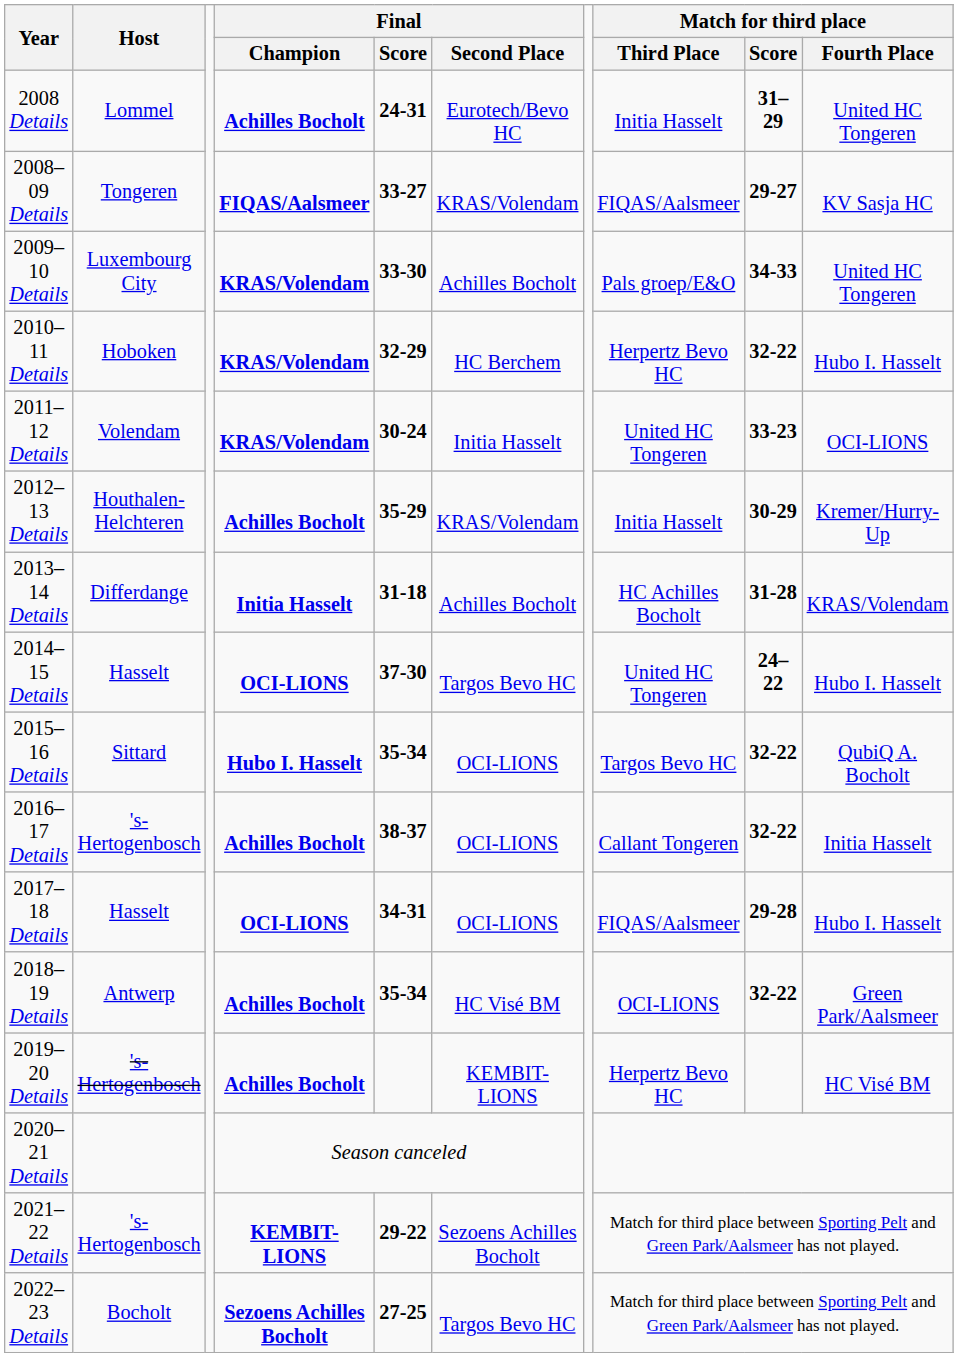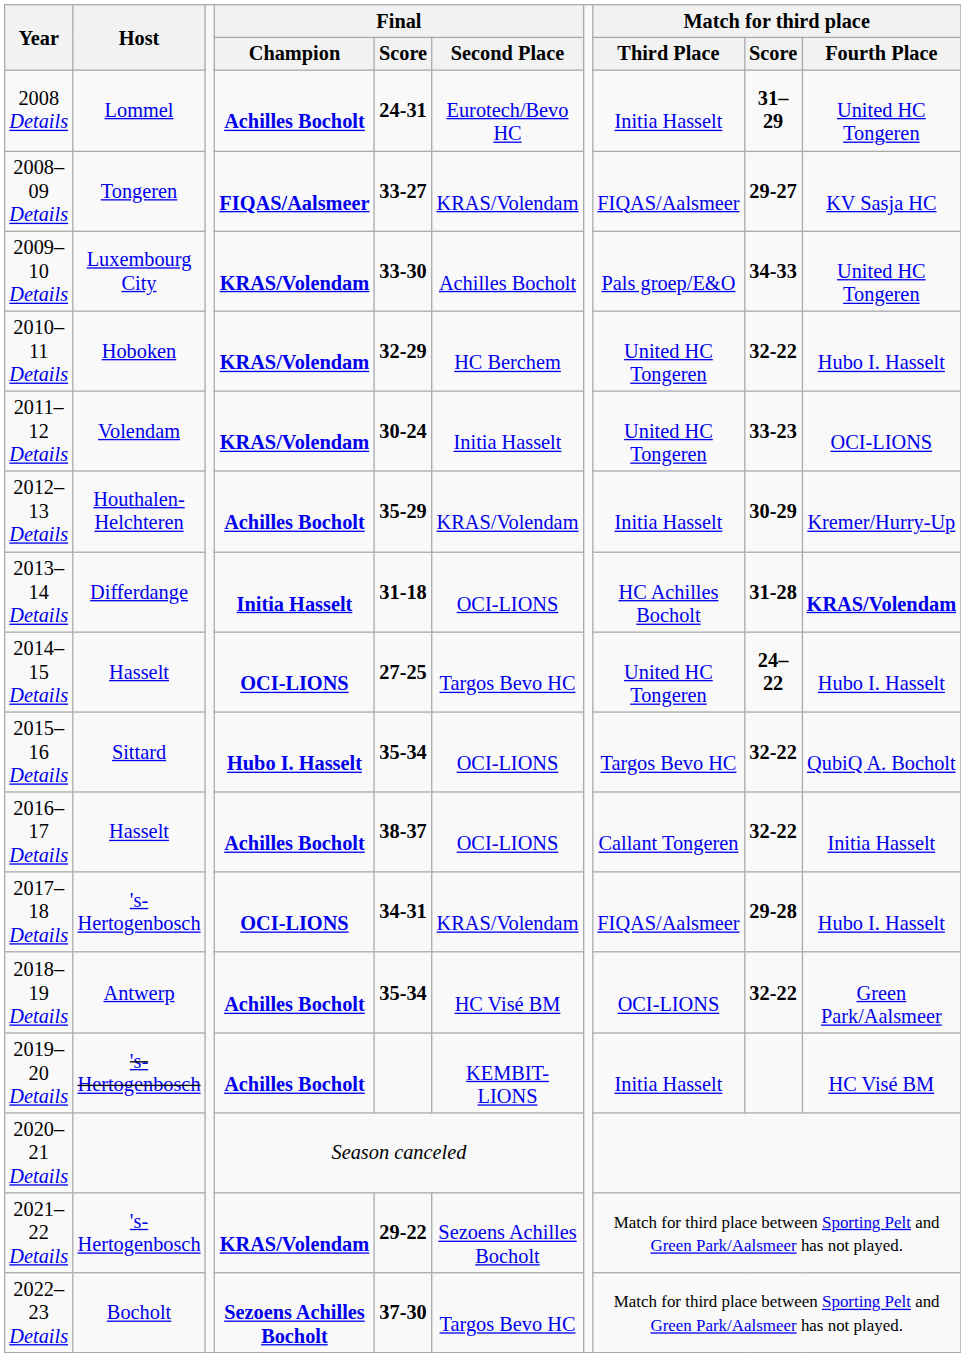(668, 362) Herpertz Bevo HC -> (668, 362) United HC Tongeren
(508, 602) Achilles Bocholt -> (508, 602) OCI-LIONS
(878, 602) normal -> (881, 602) bold
(403, 671) 37-30 -> (403, 671) 27-25
(139, 831) 's-Hertogenbosch -> (139, 831) Hasselt
(139, 911) Hasselt -> (139, 911) 's-Hertogenbosch
(508, 923) OCI-LIONS -> (508, 923) KRAS/Volendam
(668, 1083) Herpertz Bevo HC -> (668, 1083) Initia Hasselt
(294, 1244) KEMBIT-LIONS -> (294, 1244) KRAS/Volendam
(403, 1312) 27-25 -> (403, 1312) 37-30
